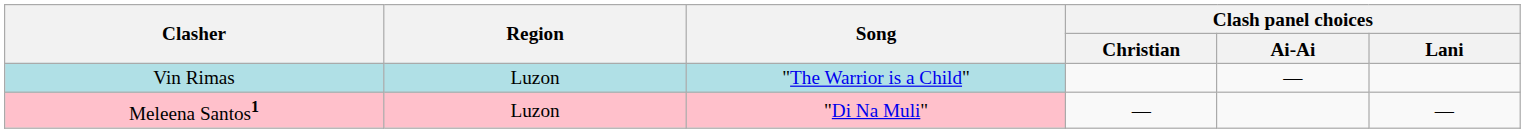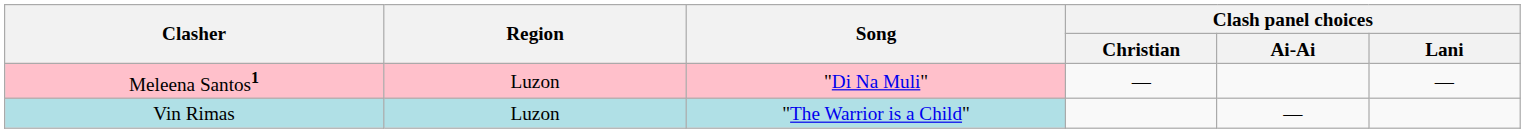rows swapped: (194, 111) <-> (194, 78)
